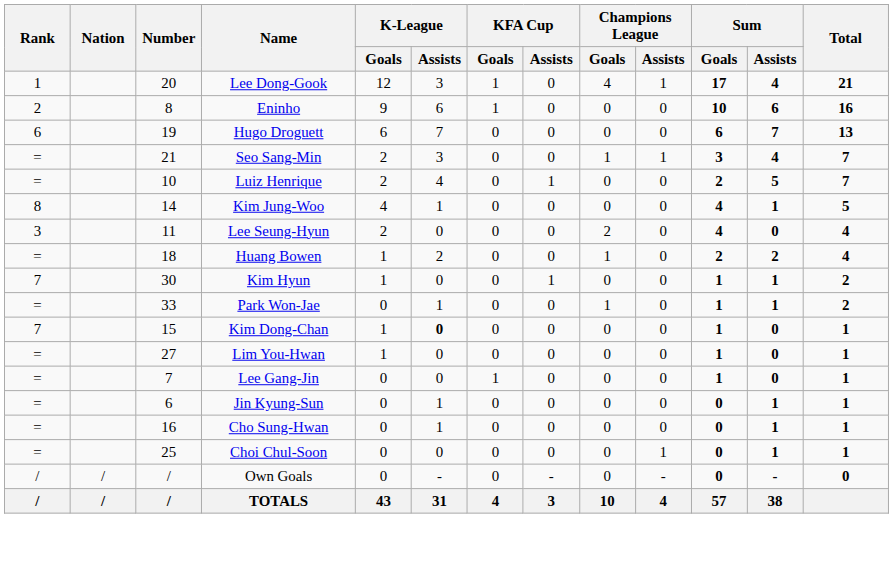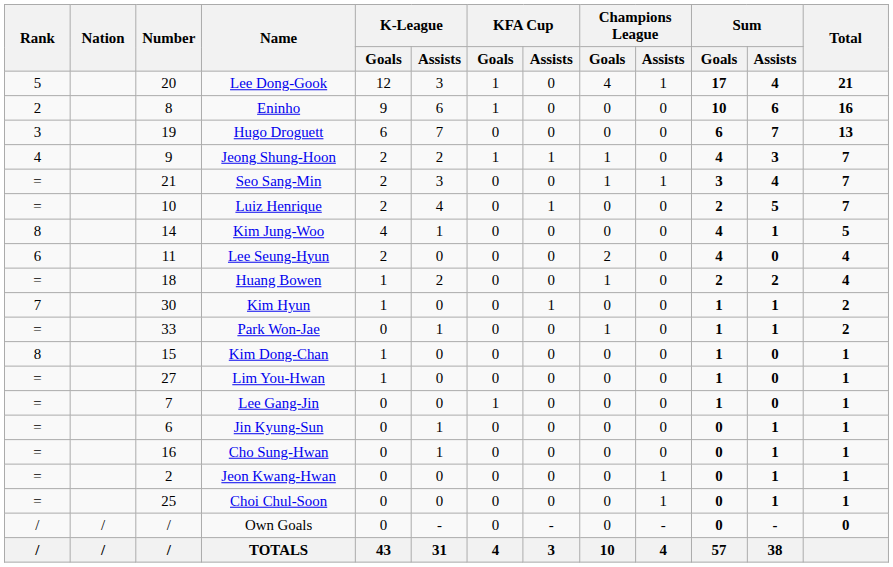(37, 83) 1 -> (37, 83) 5
(37, 132) 6 -> (37, 132) 3
+ row: (279, 157)
(37, 231) 3 -> (37, 255) 6
(37, 329) 7 -> (37, 353) 8
(439, 329) bold -> (439, 353) normal
+ row: (279, 476)
